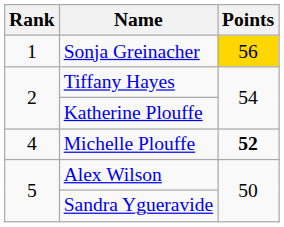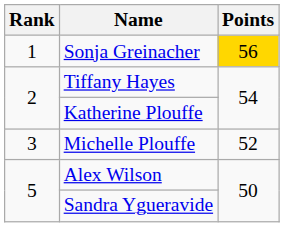(32, 143) 4 -> (32, 143) 3
(248, 143) bold -> (248, 143) normal
